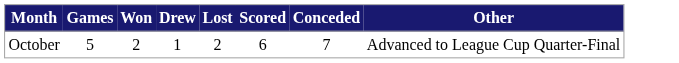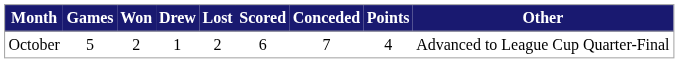+ column: (388, 17)
